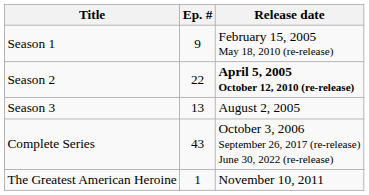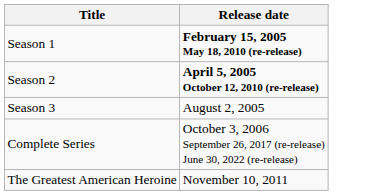- column: (198, 15)
(276, 43) normal -> (242, 43) bold
